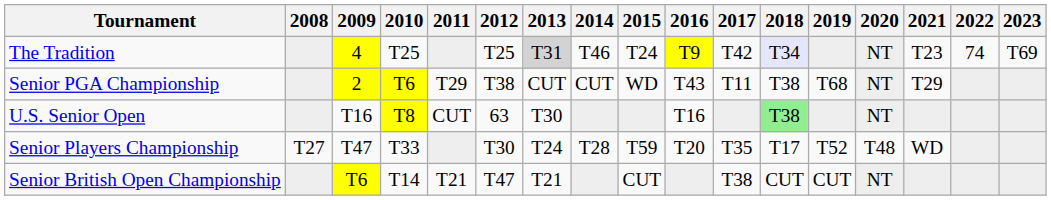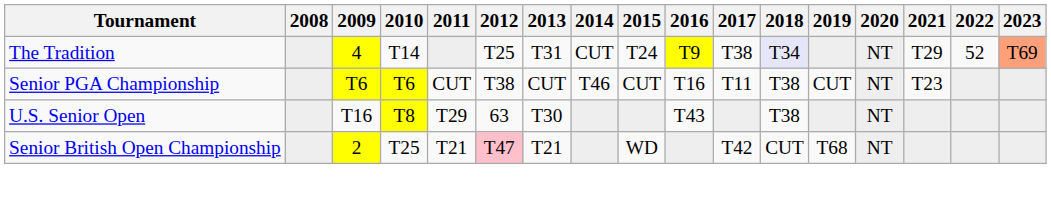(404, 52) T25 -> (404, 52) T14
(547, 52) lightgrey background -> (547, 52) no background
(594, 52) T46 -> (594, 52) CUT
(737, 52) T42 -> (737, 52) T38
(927, 52) T23 -> (927, 52) T29
(975, 52) 74 -> (975, 52) 52
(1022, 52) no background -> (1022, 52) lightsalmon background
(357, 84) 2 -> (357, 84) T6
(452, 84) T29 -> (452, 84) CUT
(594, 84) CUT -> (594, 84) T46
(642, 84) WD -> (642, 84) CUT
(689, 84) T43 -> (689, 84) T16
(832, 84) T68 -> (832, 84) CUT
(927, 84) T29 -> (927, 84) T23
(452, 116) CUT -> (452, 116) T29
(689, 116) T16 -> (689, 116) T43
(784, 116) lightgreen background -> (784, 116) no background
- row: (124, 147)
(357, 179) T6 -> (357, 147) 2
(404, 179) T14 -> (404, 147) T25
(499, 179) no background -> (499, 147) pink background
(642, 179) CUT -> (642, 147) WD
(737, 179) T38 -> (737, 147) T42
(832, 179) CUT -> (832, 147) T68
